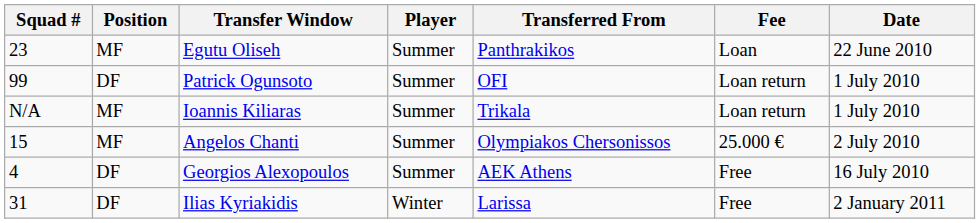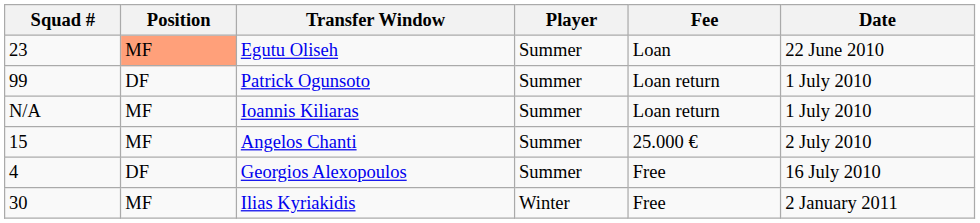- column: (594, 19)
(110, 50) no background -> (139, 50) lightsalmon background
(18, 203) 31 -> (18, 203) 30
(108, 203) DF -> (139, 203) MF
